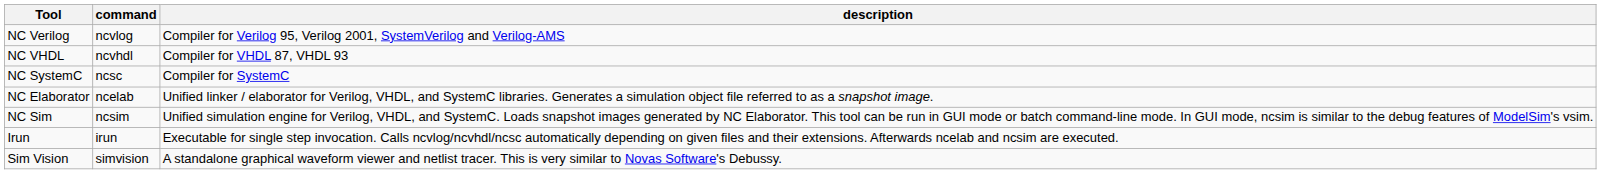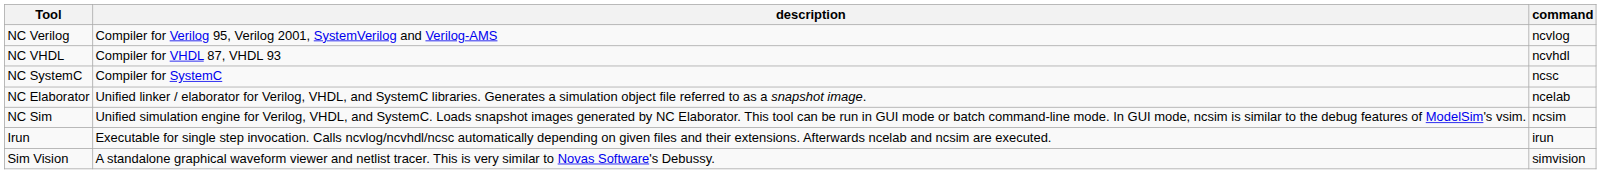columns swapped: (126, 14) <-> (878, 14)
